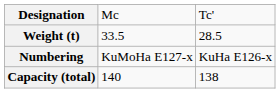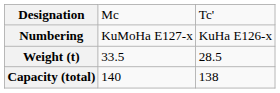rows swapped: (51, 56) <-> (51, 35)
